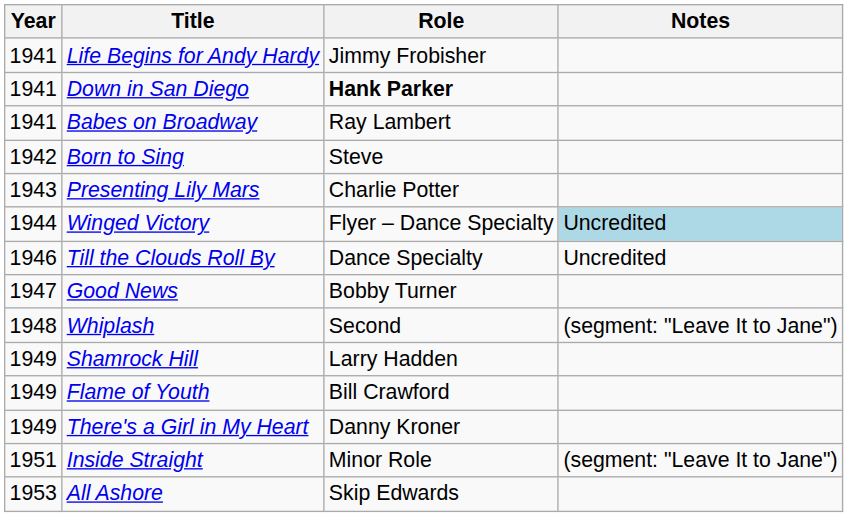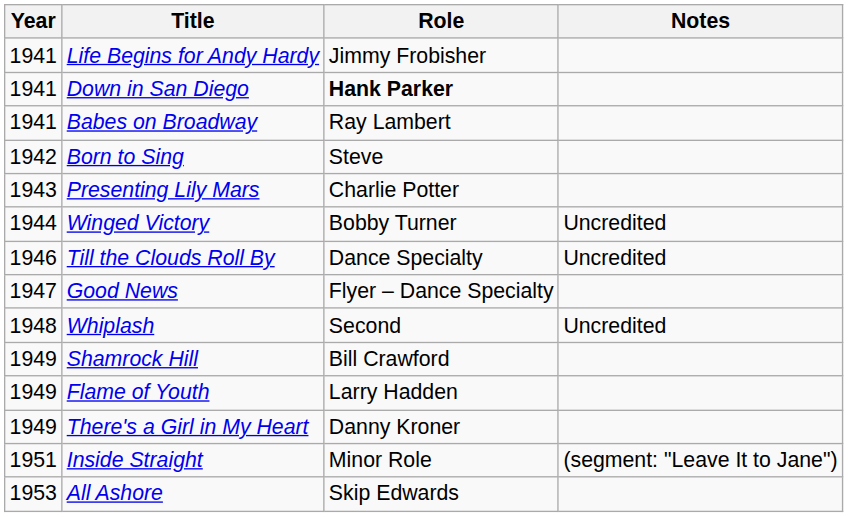(441, 223) Flyer – Dance Specialty -> (393, 223) Bobby Turner
(615, 223) lightblue background -> (615, 223) no background
(393, 291) Bobby Turner -> (441, 291) Flyer – Dance Specialty
(700, 325) (segment: "Leave It to Jane") -> (615, 325) Uncredited
(393, 358) Larry Hadden -> (389, 358) Bill Crawford
(389, 392) Bill Crawford -> (393, 392) Larry Hadden
